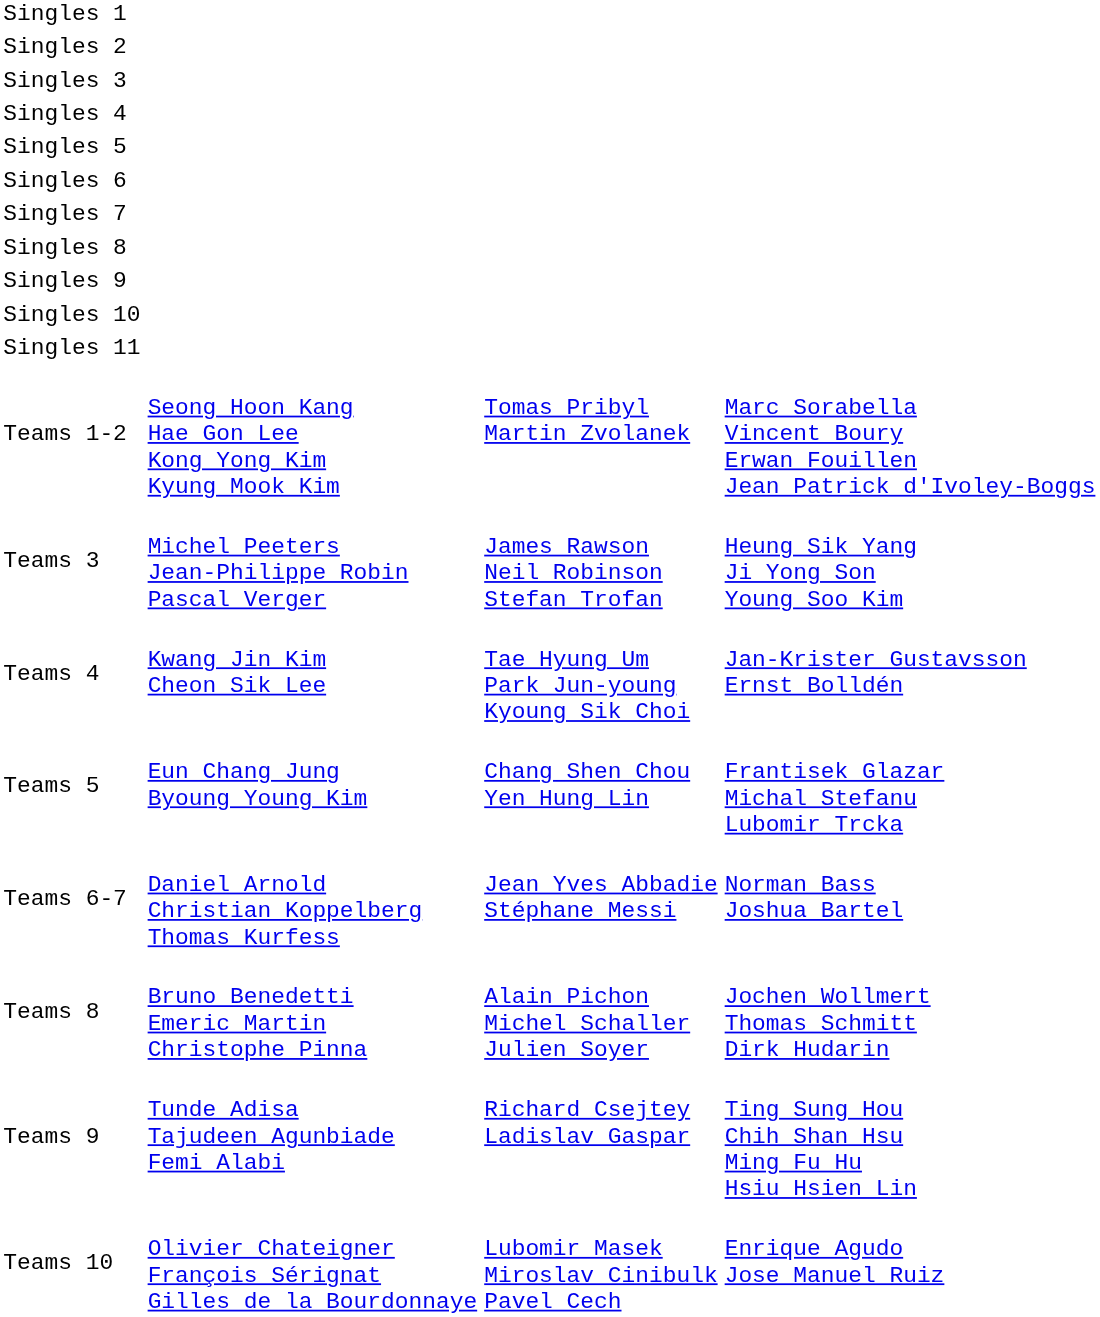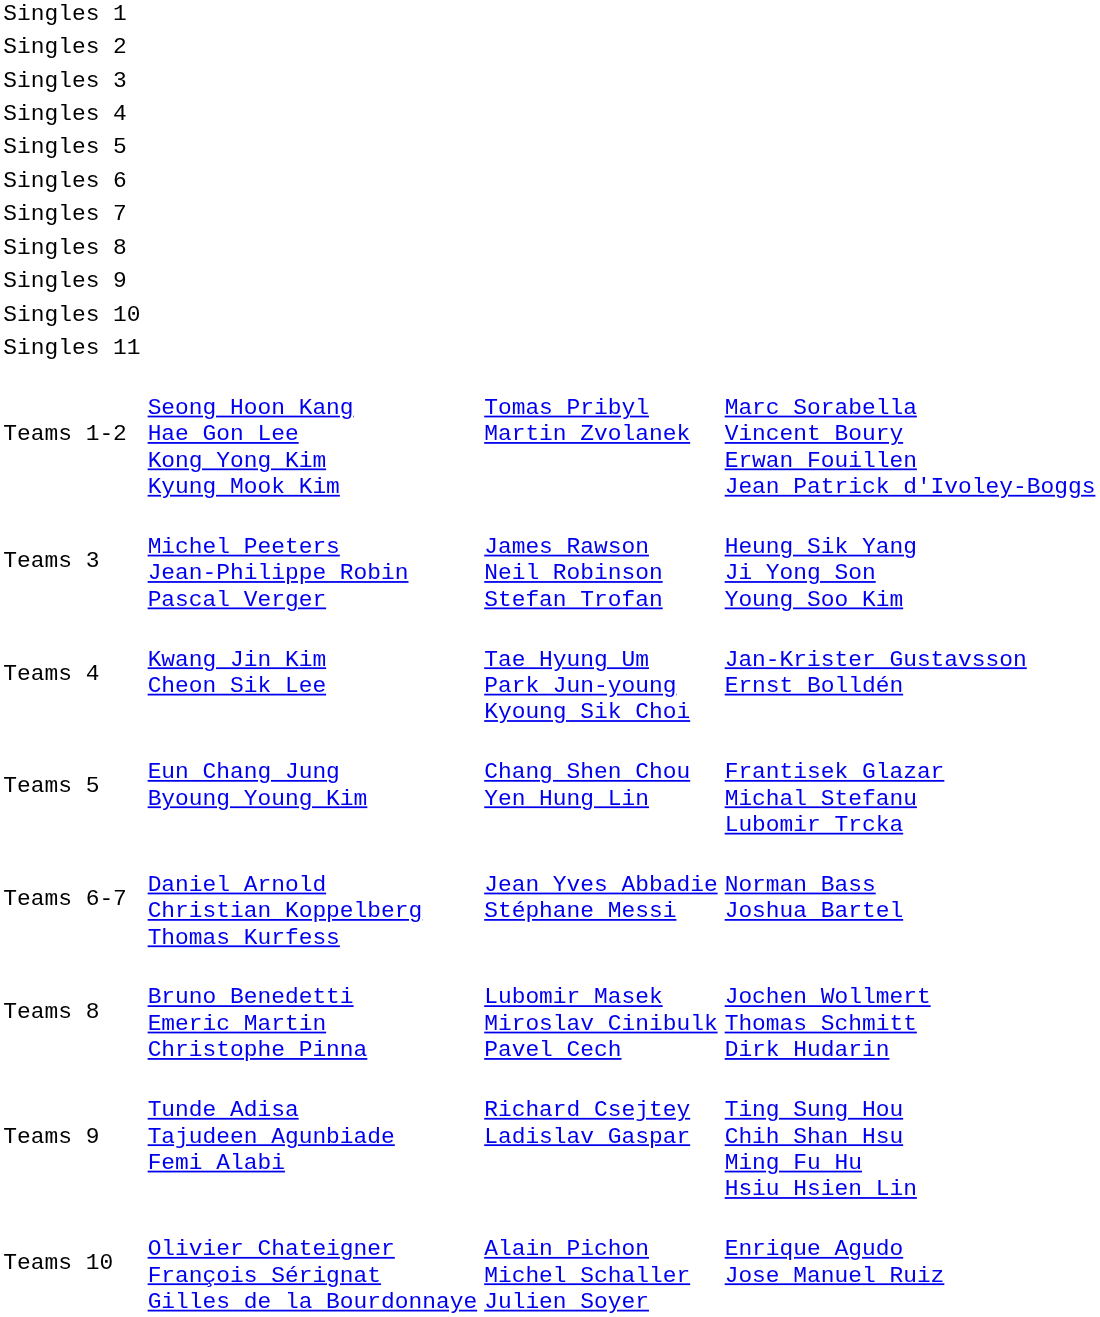(587, 1024) Alain Pichon Michel Schaller Julien Soyer -> (601, 1024) Lubomir Masek Miroslav Cinibulk Pavel Cech
(601, 1275) Lubomir Masek Miroslav Cinibulk Pavel Cech -> (587, 1275) Alain Pichon Michel Schaller Julien Soyer
